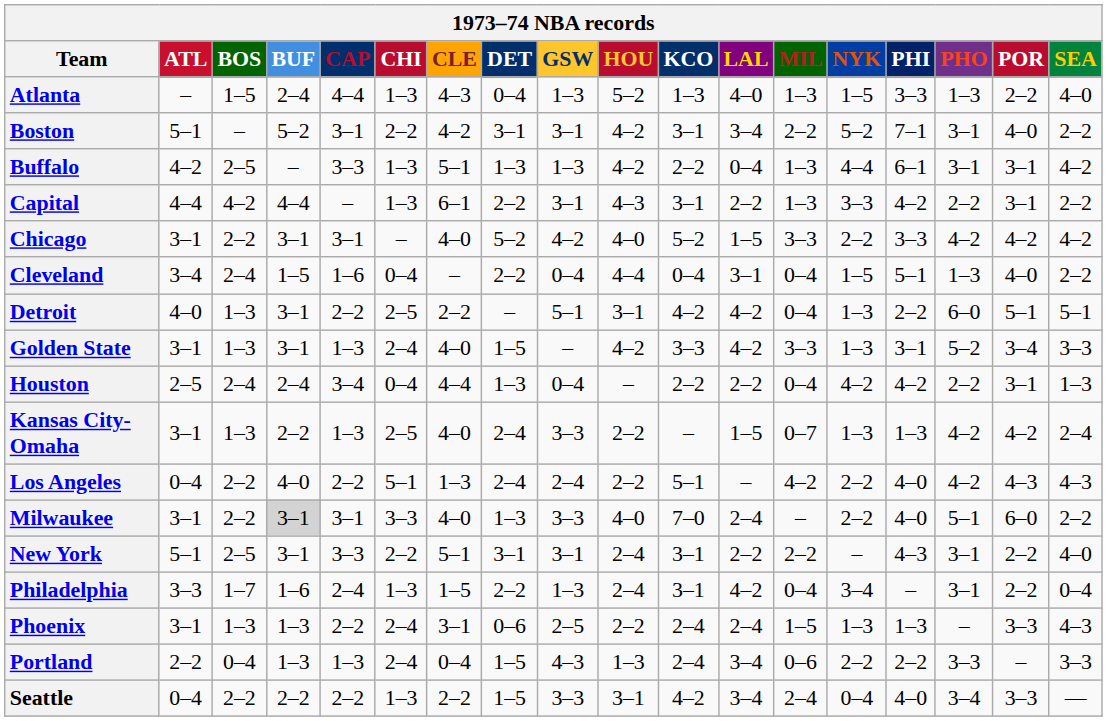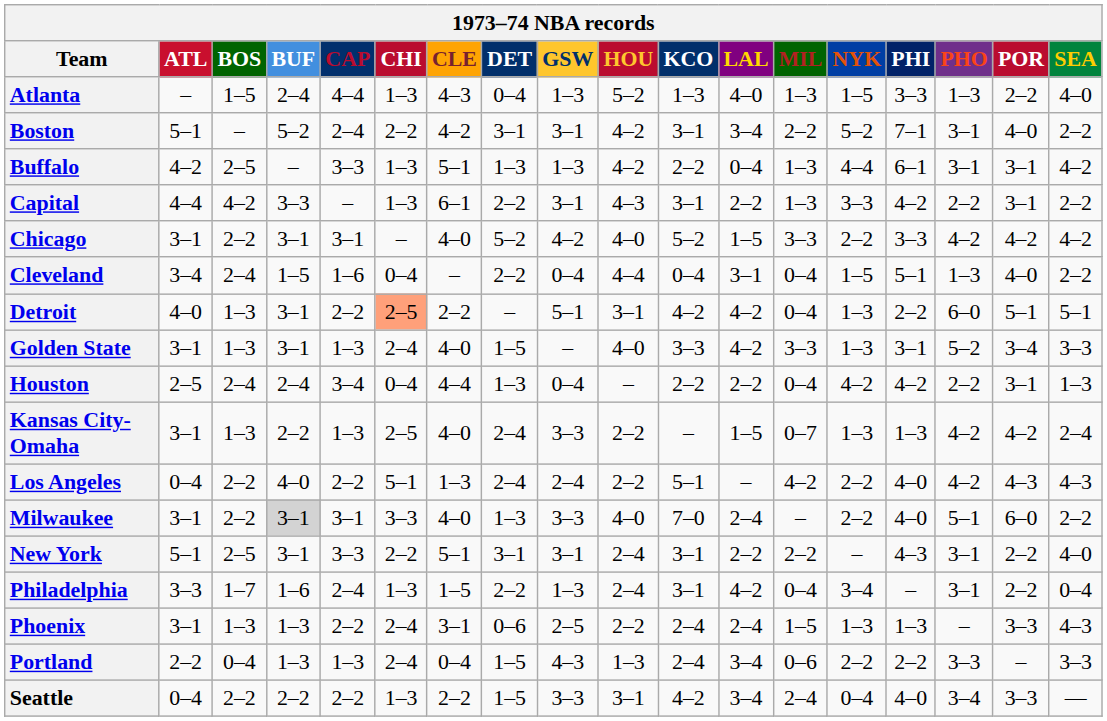(348, 131) 3–1 -> (348, 131) 2–4
(293, 203) 4–4 -> (293, 203) 3–3
(401, 311) no background -> (401, 311) lightsalmon background
(628, 347) 4–2 -> (628, 347) 4–0
